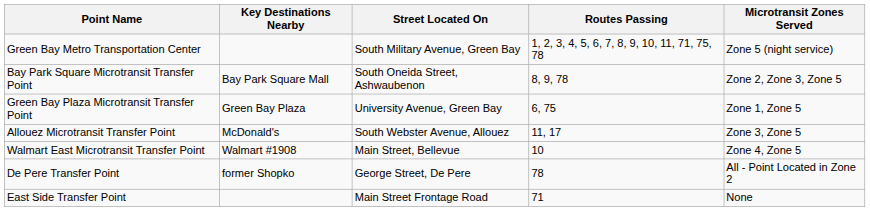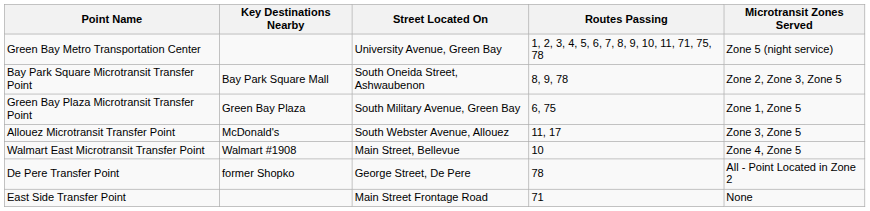(437, 49) South Military Avenue, Green Bay -> (428, 49) University Avenue, Green Bay
(428, 109) University Avenue, Green Bay -> (437, 109) South Military Avenue, Green Bay
